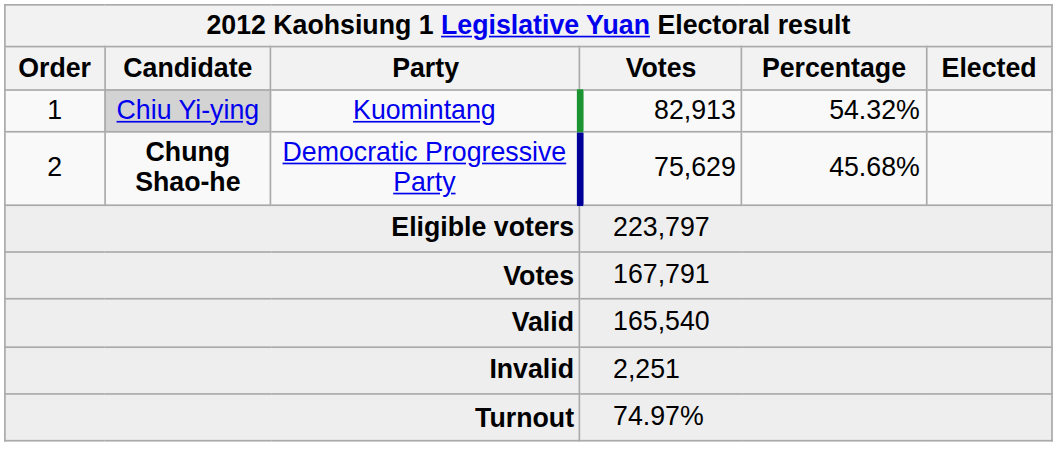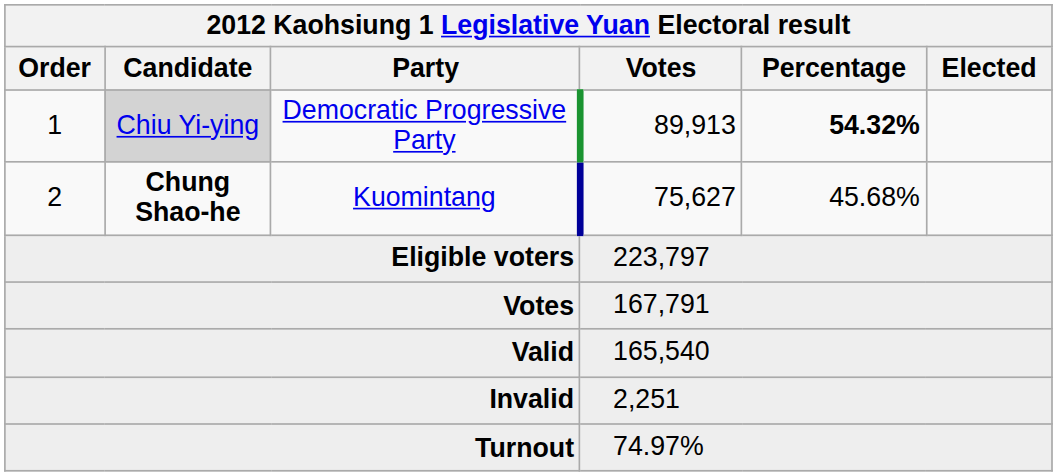(424, 110) Kuomintang -> (424, 125) Democratic Progressive Party
(695, 110) 82,913 -> (695, 125) 89,913
(874, 110) normal -> (874, 125) bold
(424, 167) Democratic Progressive Party -> (424, 197) Kuomintang
(695, 167) 75,629 -> (695, 197) 75,627
